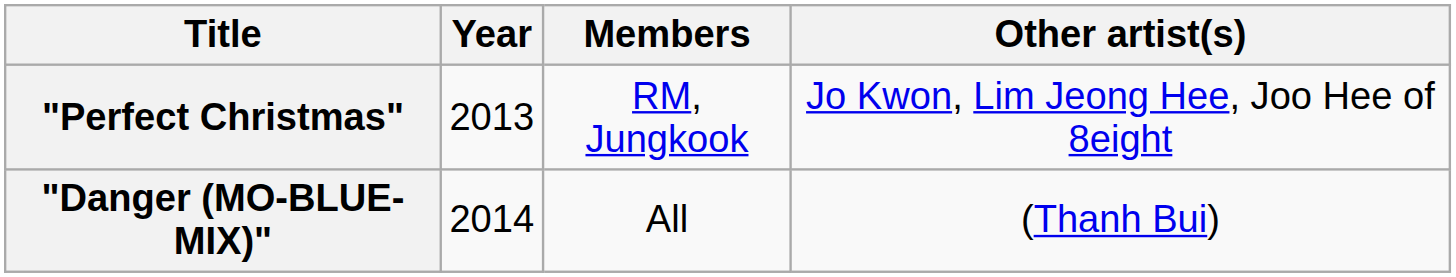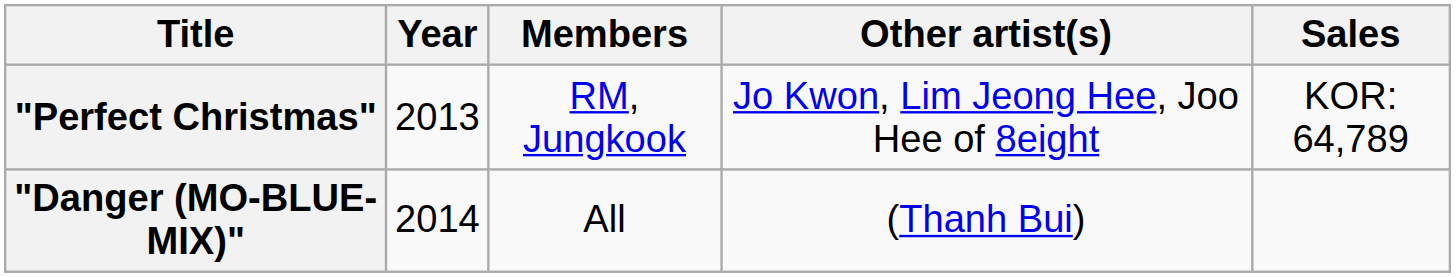+ column: (1351, 34)
